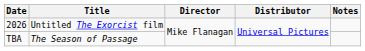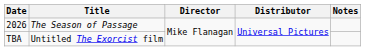(97, 25) Untitled The Exorcist film -> (84, 25) The Season of Passage
(84, 39) The Season of Passage -> (97, 39) Untitled The Exorcist film
